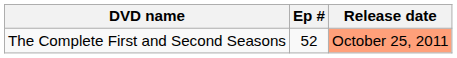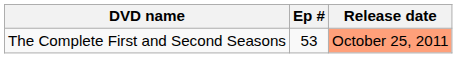(309, 40) 52 -> (309, 40) 53
